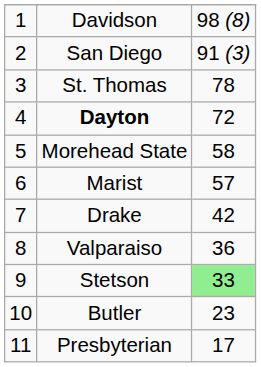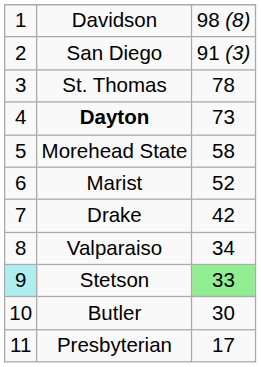(224, 118) 72 -> (224, 118) 73
(224, 183) 57 -> (224, 183) 52
(224, 248) 36 -> (224, 248) 34
(21, 280) no background -> (21, 280) paleturquoise background
(224, 313) 23 -> (224, 313) 30
